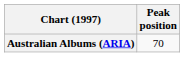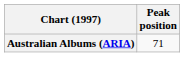(158, 43) 70 -> (158, 43) 71
